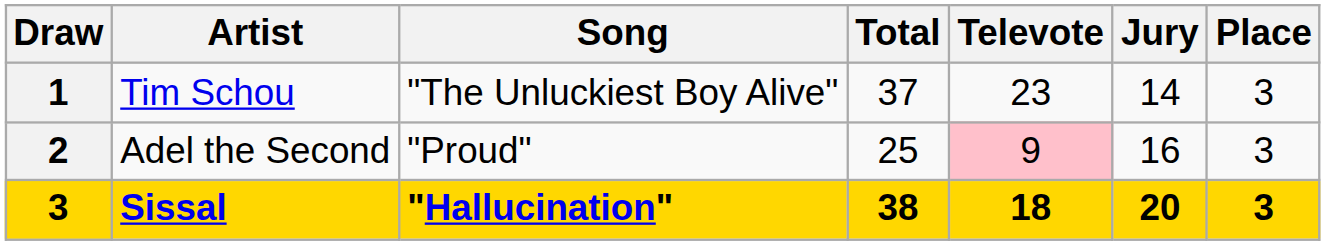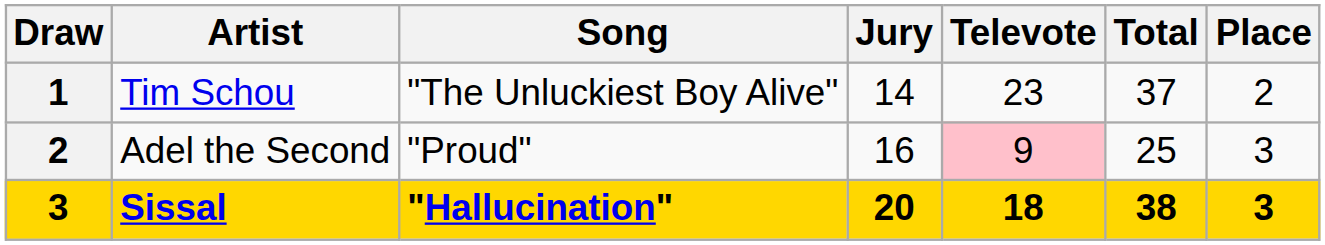columns swapped: (1160, 33) <-> (898, 33)
(1264, 92) 3 -> (1264, 92) 2
